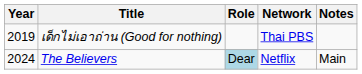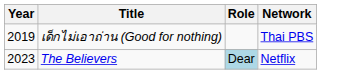- column: (336, 14)
(21, 59) 2024 -> (21, 59) 2023
